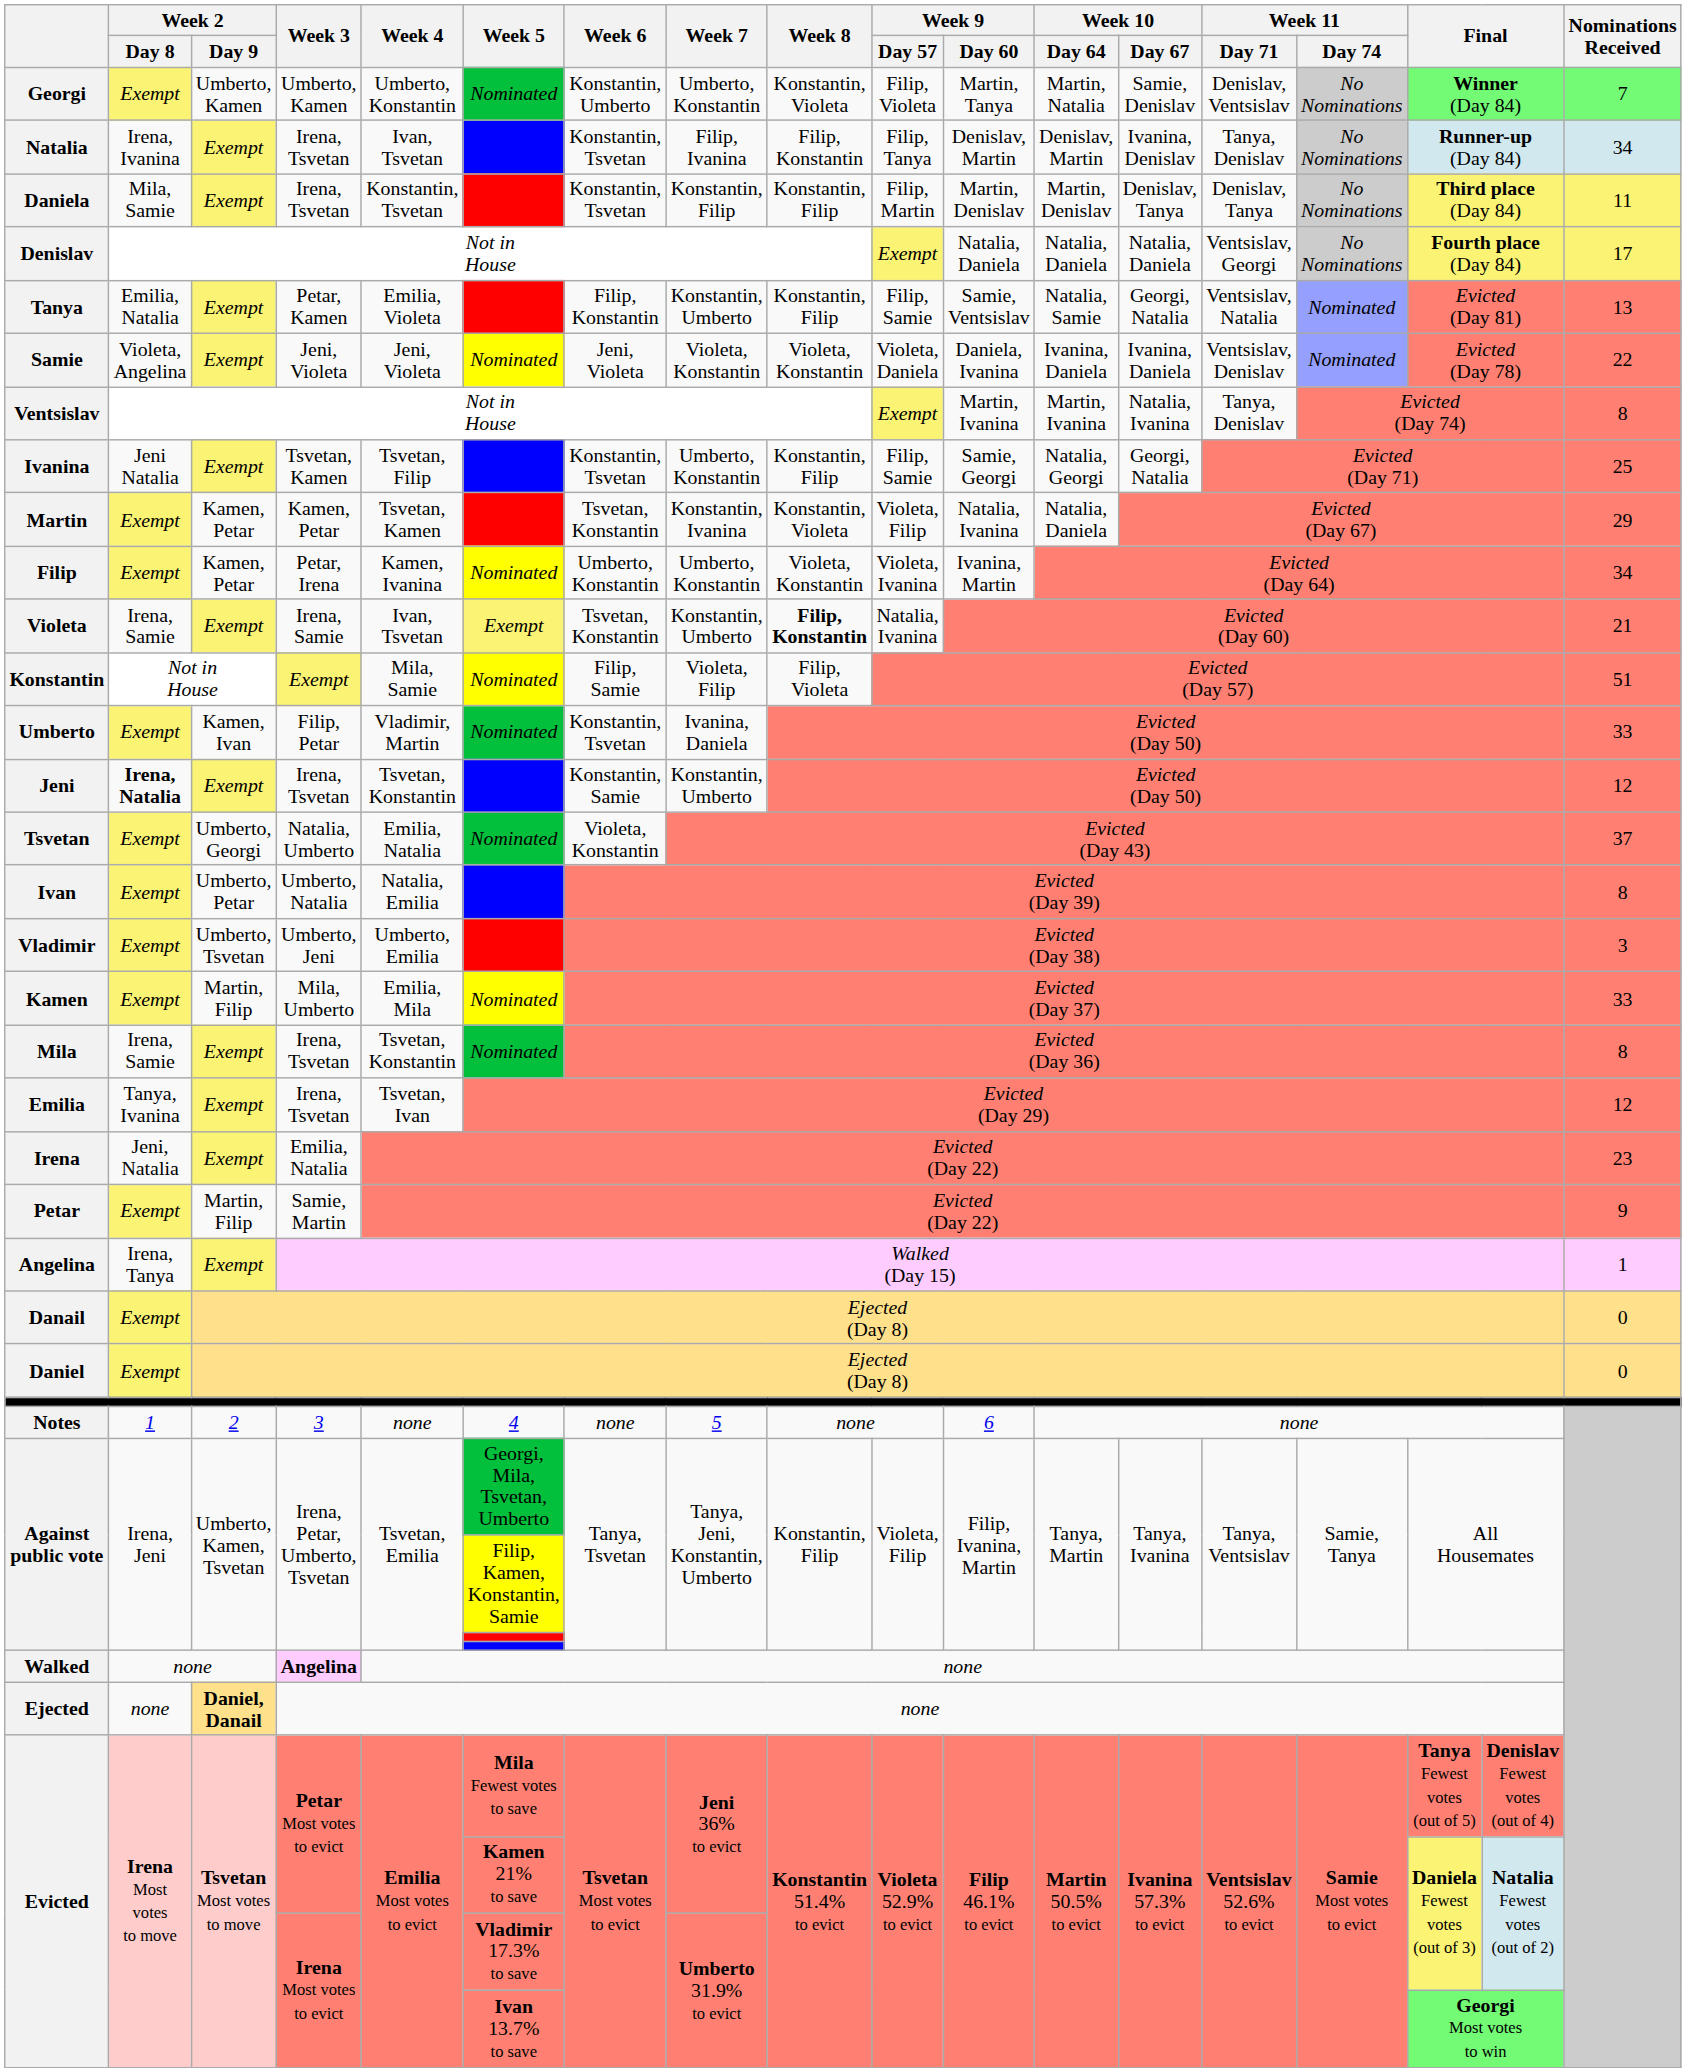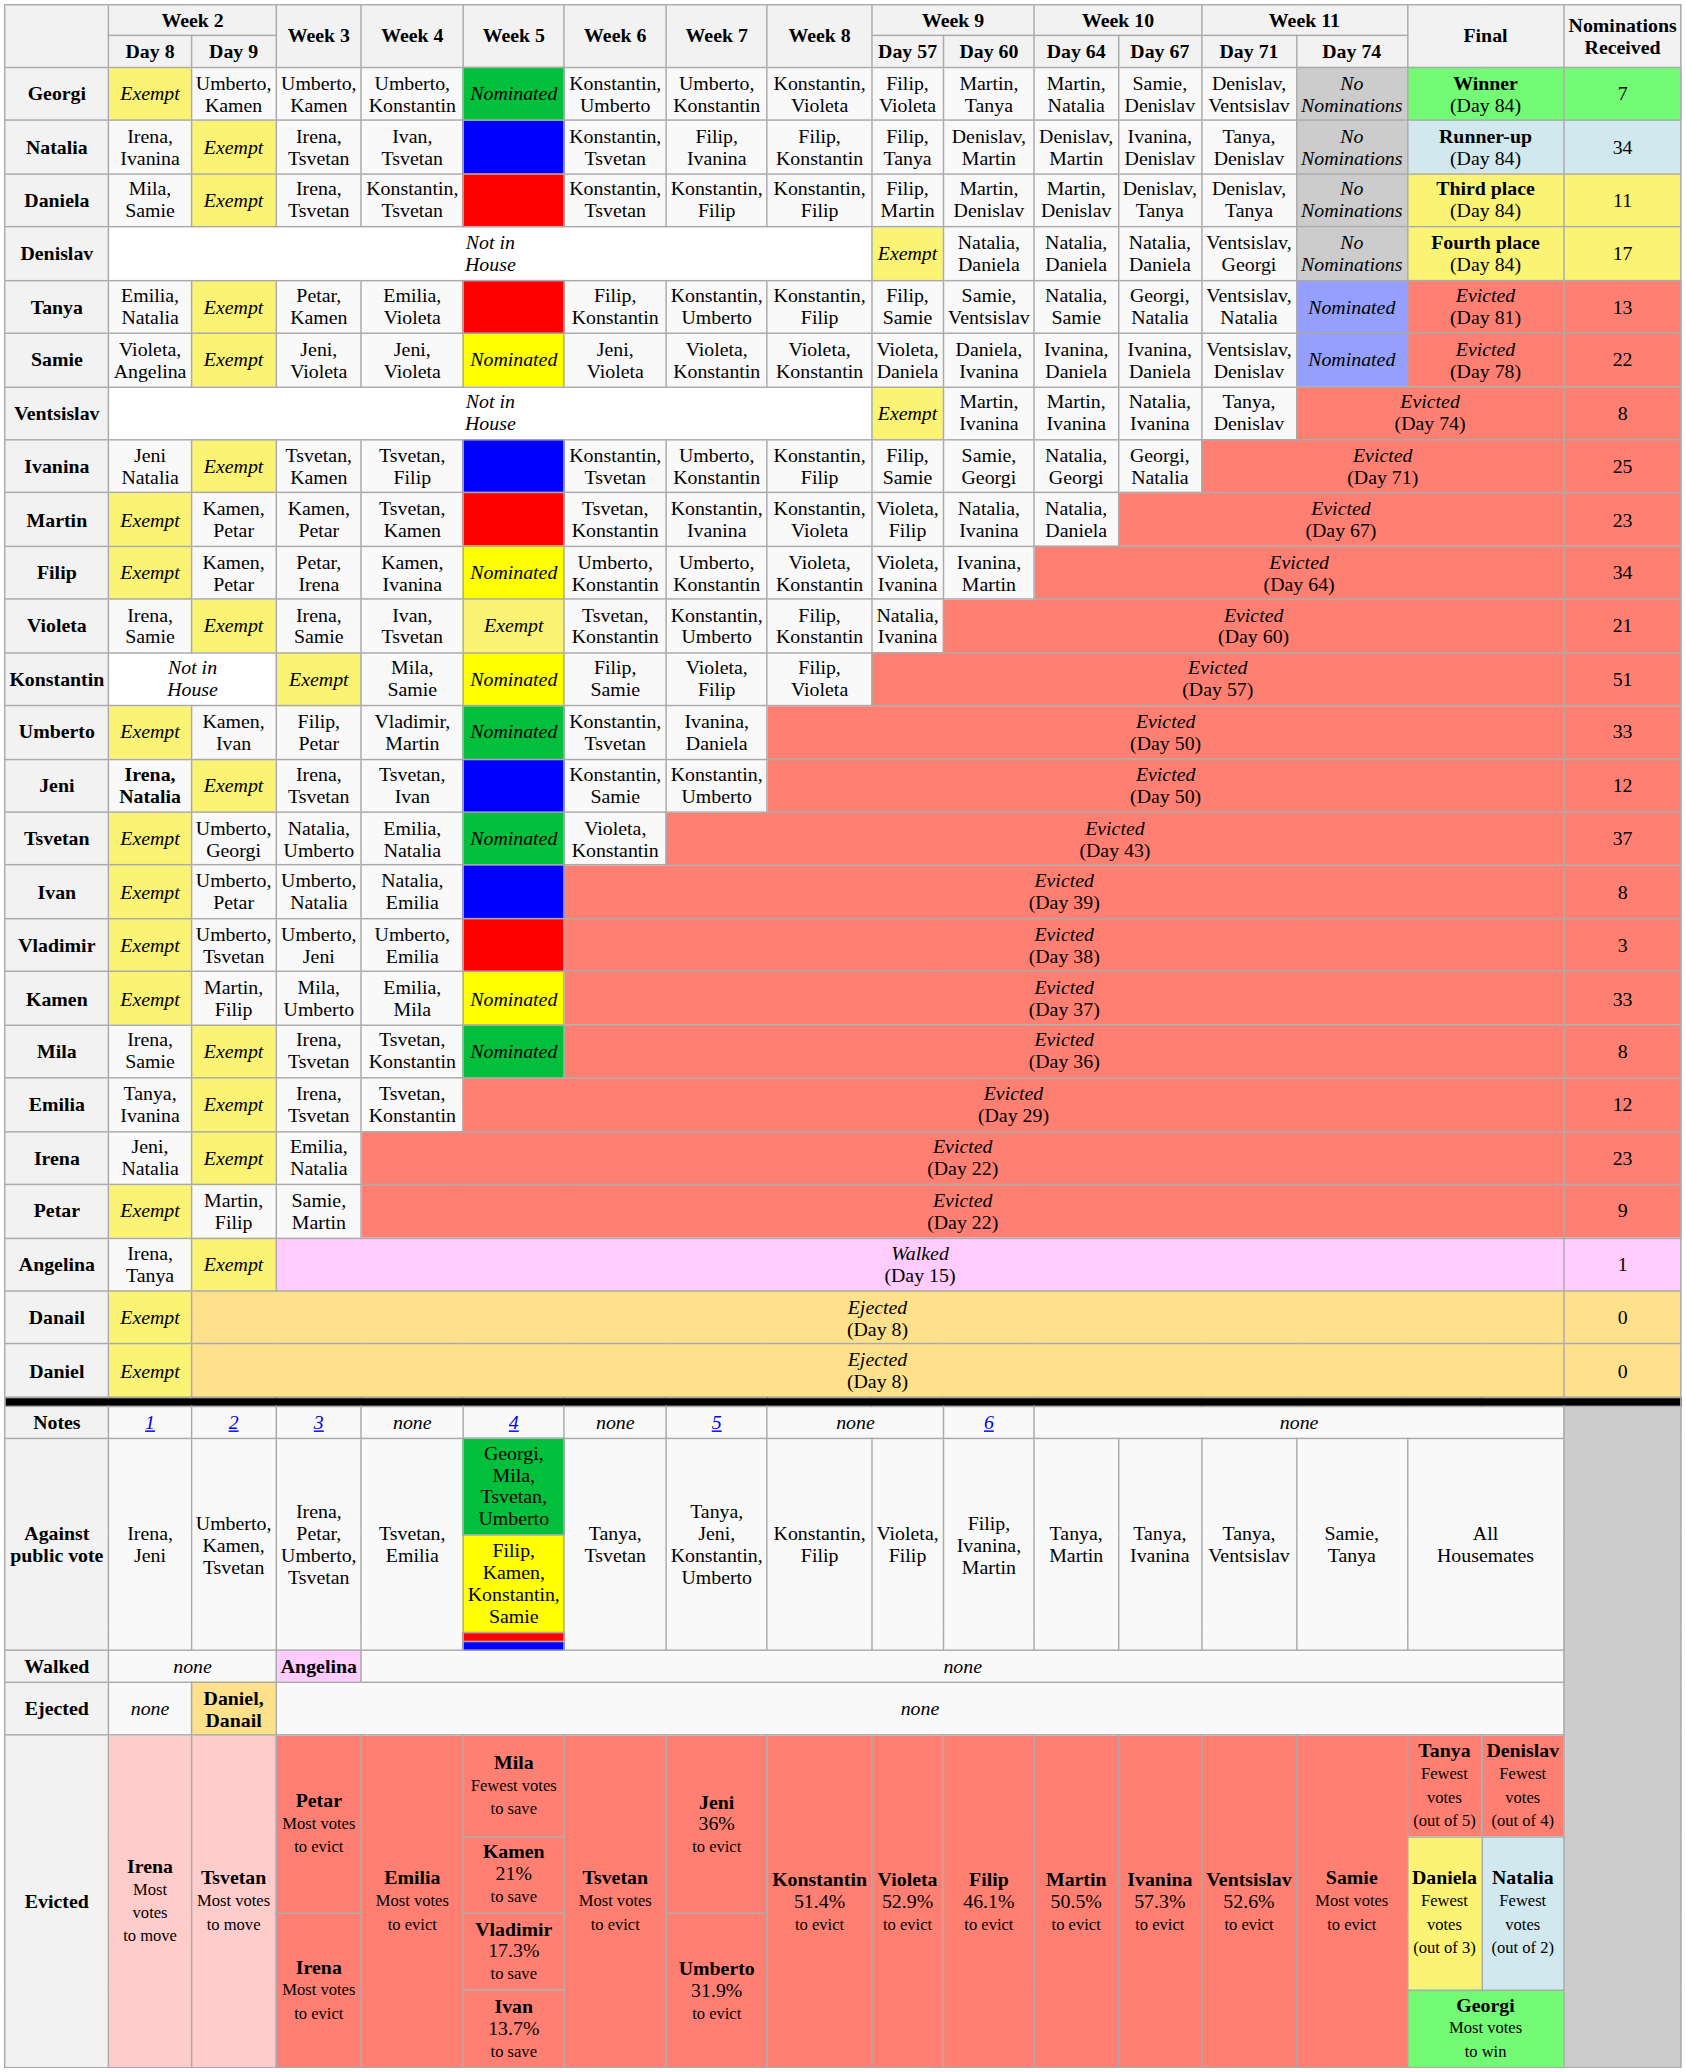(1623, 519) 29 -> (1623, 519) 23
(820, 626) bold -> (820, 626) normal
(412, 785) Tsvetan, Konstantin -> (412, 785) Tsvetan, Ivan
(412, 1104) Tsvetan, Ivan -> (412, 1104) Tsvetan, Konstantin
